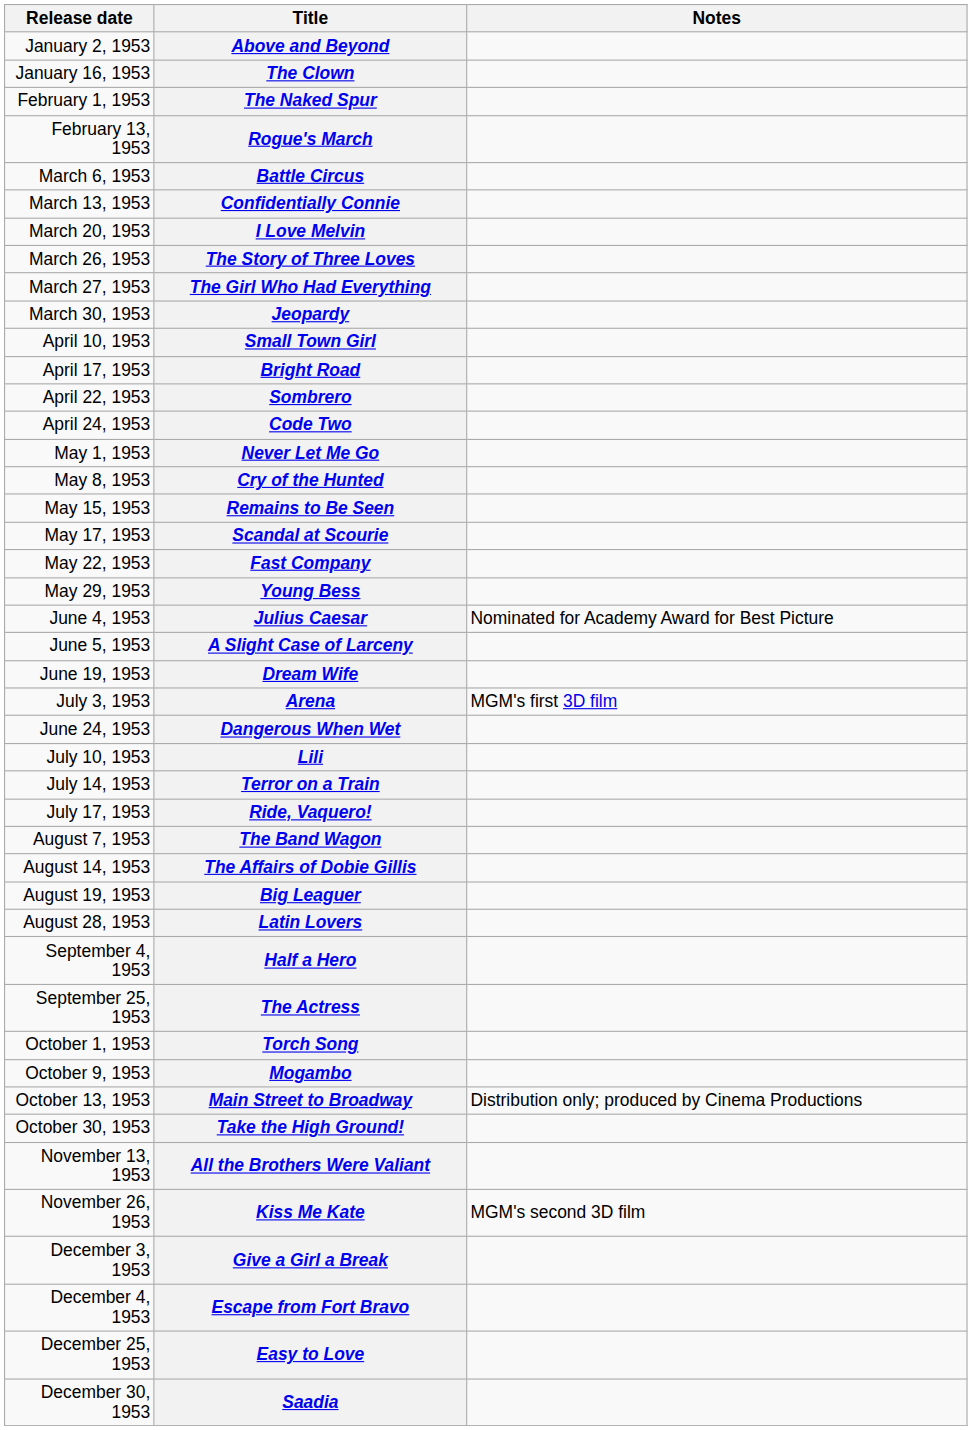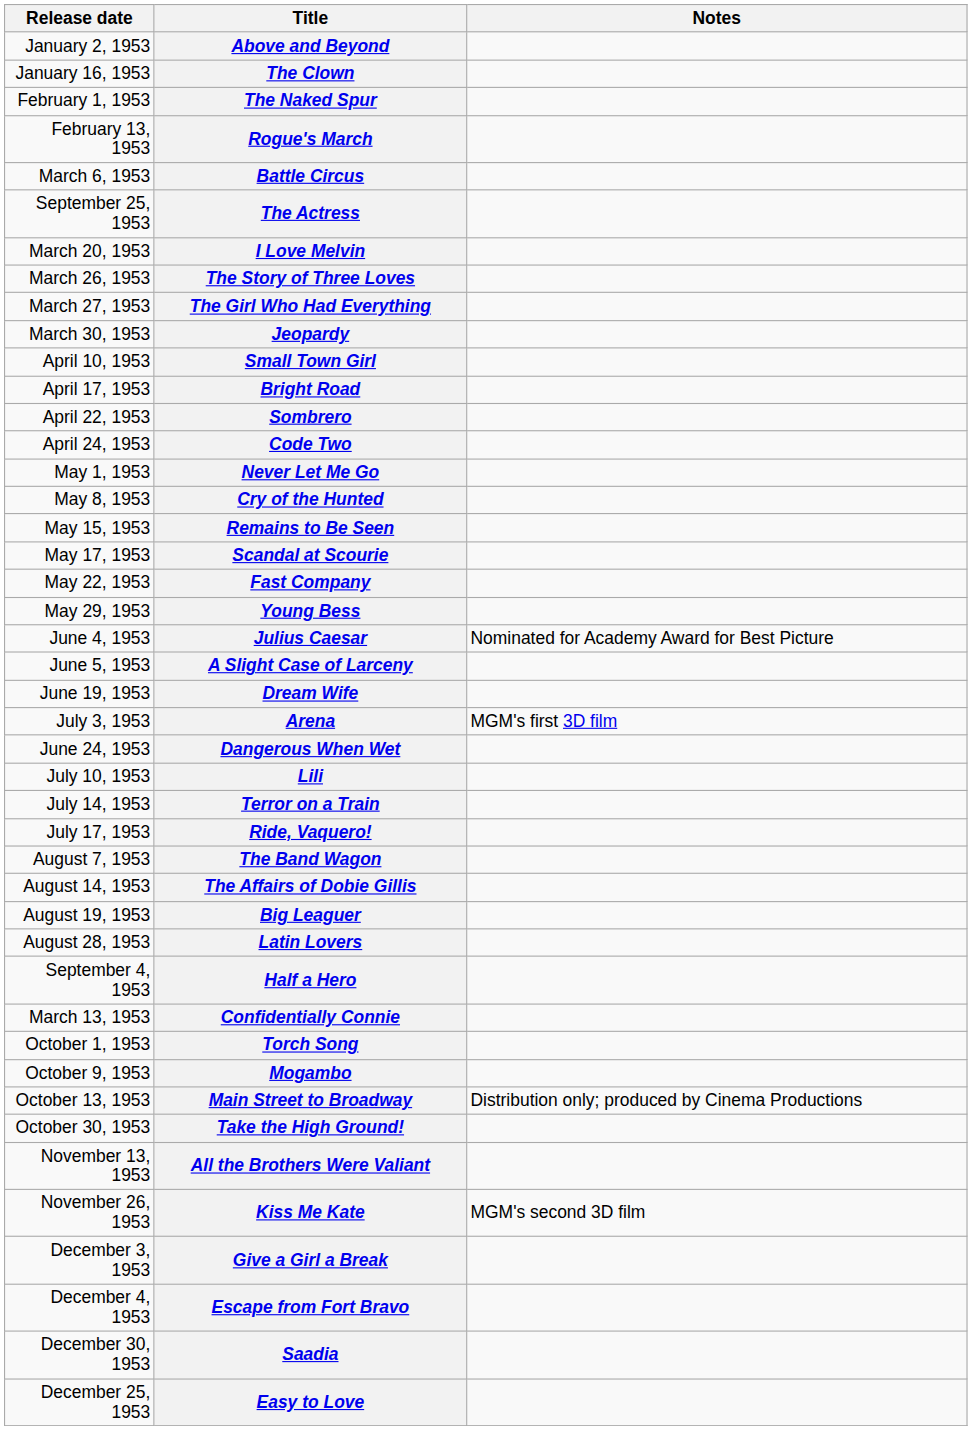rows swapped: (310, 203) <-> (310, 1007)
rows swapped: (310, 1354) <-> (310, 1402)
